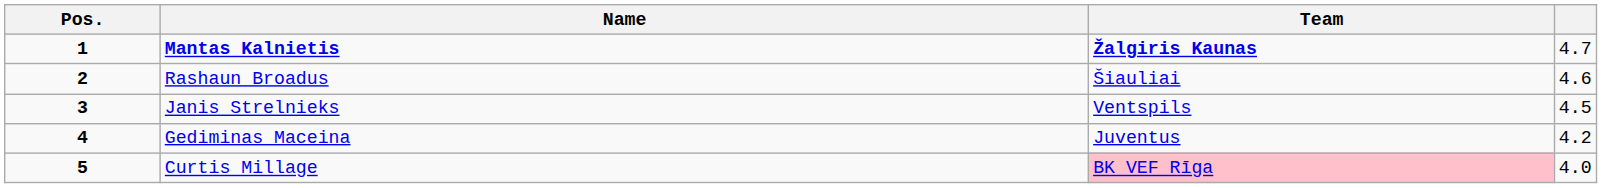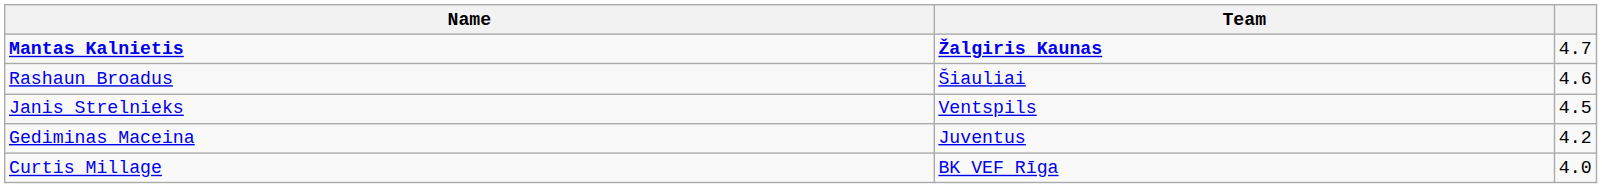- column: (83, 20)
(1153, 168) pink background -> (998, 168) no background
